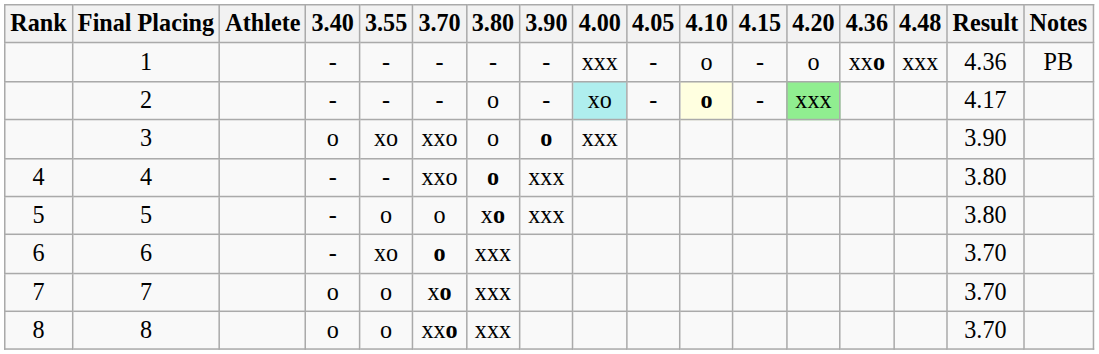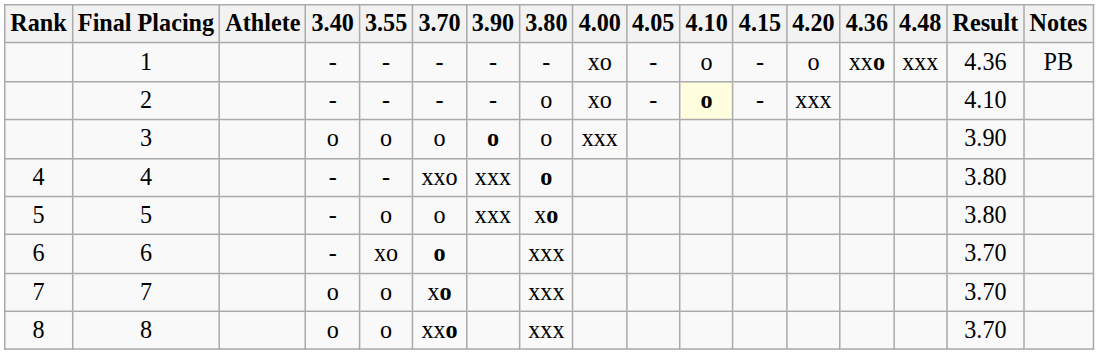columns swapped: (493, 23) <-> (546, 23)
(600, 61) xxx -> (600, 61) xo
(600, 100) paleturquoise background -> (600, 100) no background
(813, 100) lightgreen background -> (813, 100) no background
(985, 100) 4.17 -> (985, 100) 4.10
(386, 138) xo -> (386, 138) o
(440, 138) xxo -> (440, 138) o
